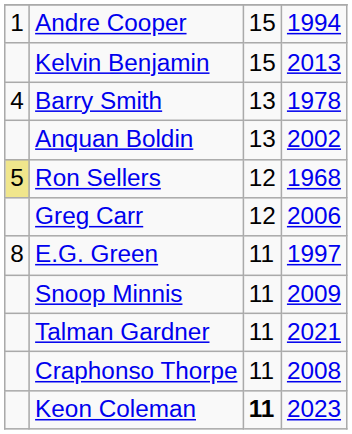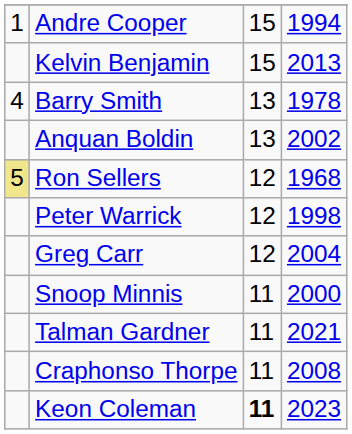+ row: (108, 216)
(314, 216) 2006 -> (314, 255) 2004
- row: (97, 255)
(314, 293) 2009 -> (314, 293) 2000
